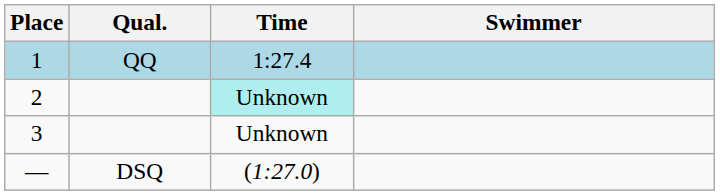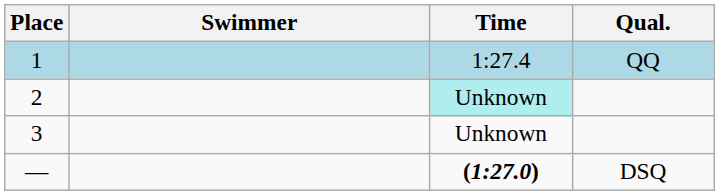columns swapped: (534, 23) <-> (140, 23)
(282, 171) normal -> (501, 171) bold
